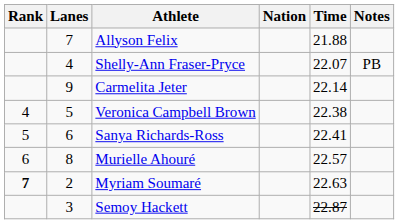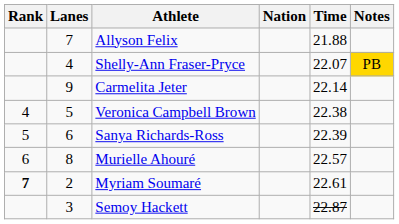(372, 64) no background -> (372, 64) gold background
(330, 135) 22.41 -> (330, 135) 22.39
(330, 183) 22.63 -> (330, 183) 22.61
